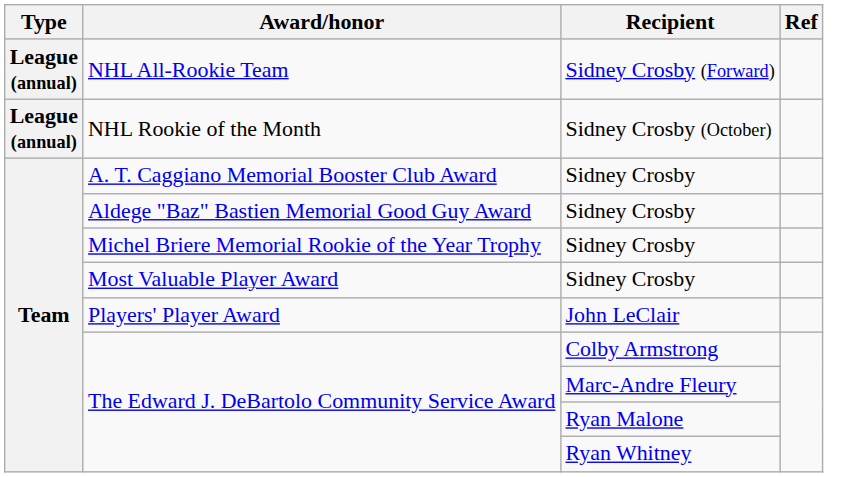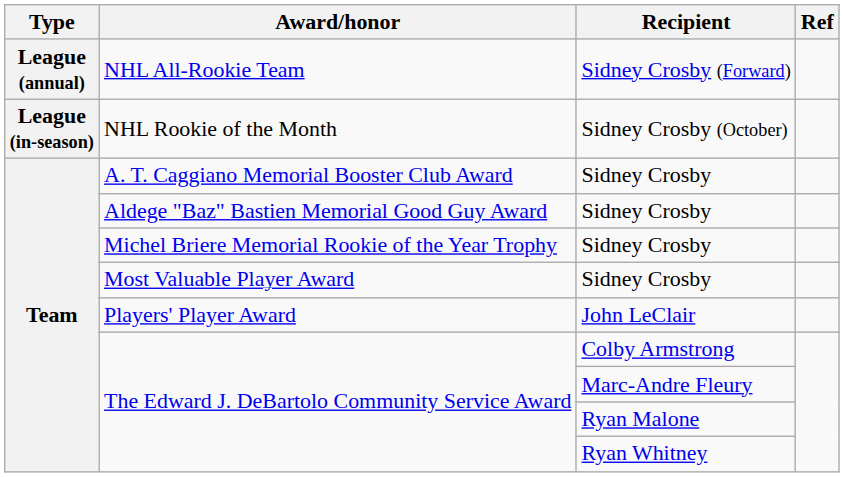(44, 128) League (annual) -> (52, 128) League (in-season)
